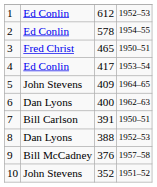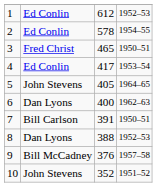(106, 84) 409 -> (106, 84) 405
